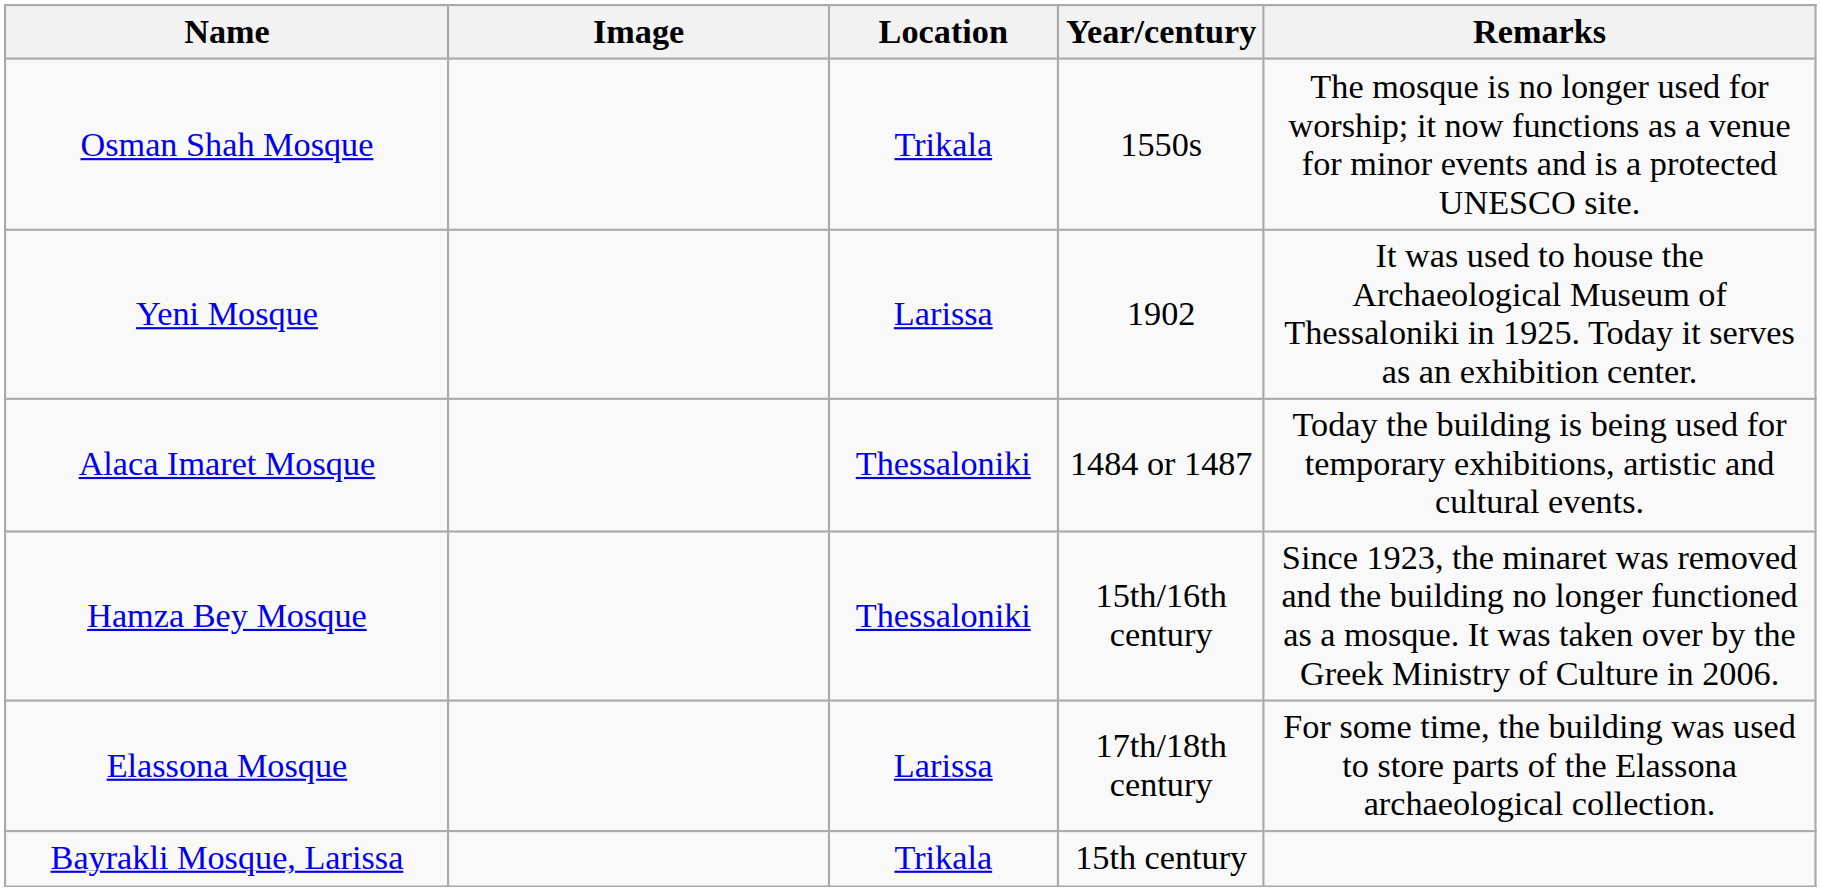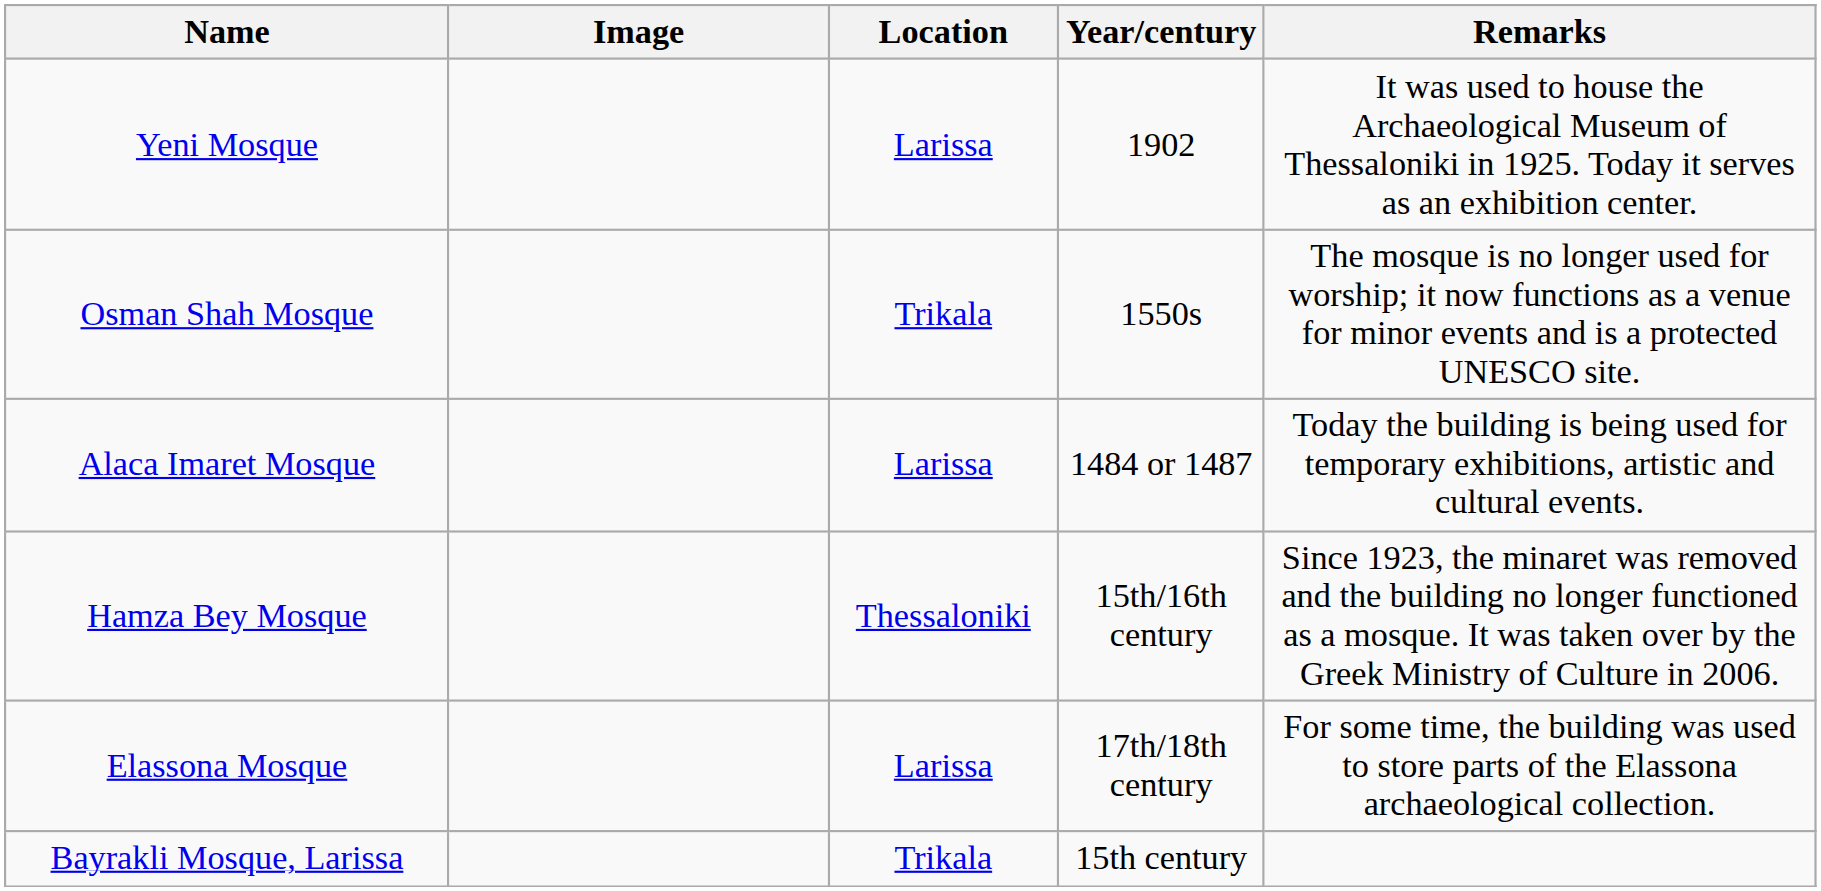rows swapped: (227, 143) <-> (227, 313)
(943, 464) Thessaloniki -> (943, 464) Larissa
